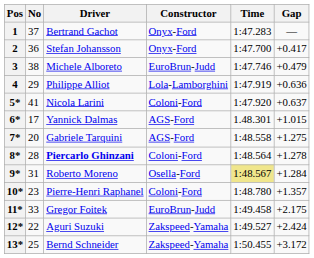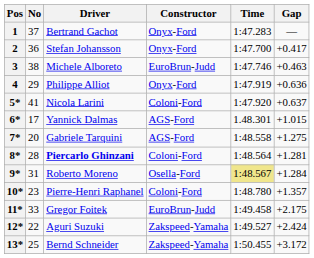(292, 66) +0.479 -> (292, 66) +0.463
(188, 84) Lola-Lamborghini -> (173, 84) Onyx-Ford
(292, 155) +1.278 -> (292, 155) +1.281
